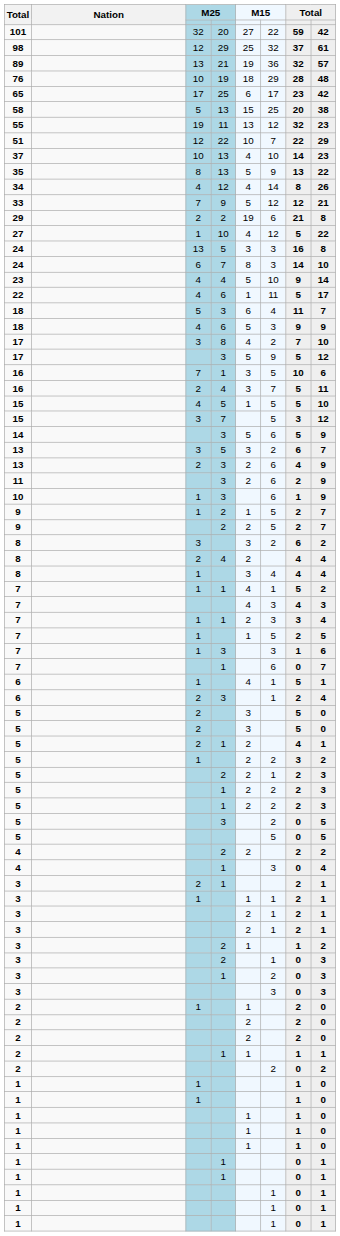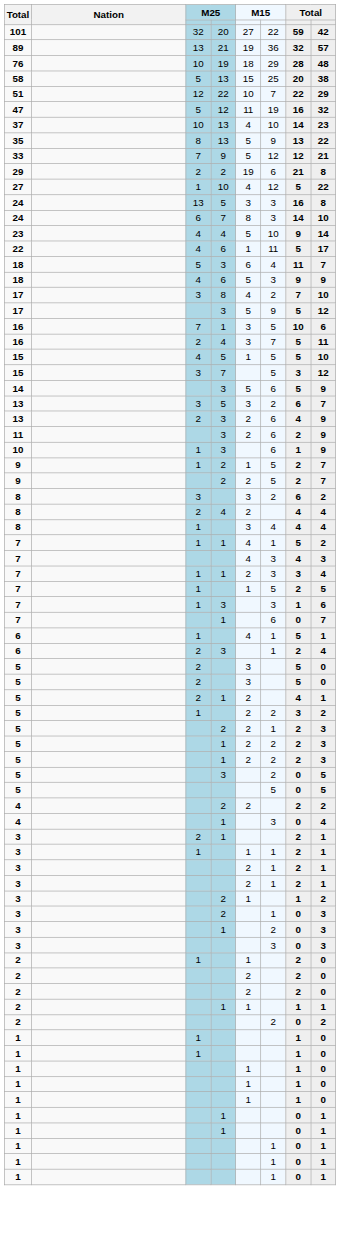- row: (18, 48)
- row: (18, 94)
- row: (18, 125)
+ row: (18, 110)
- row: (18, 187)
